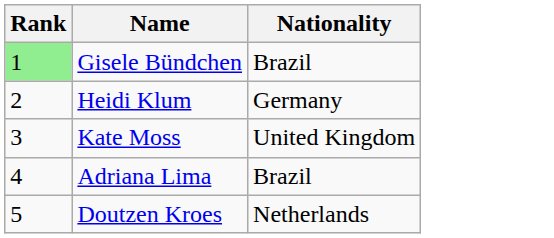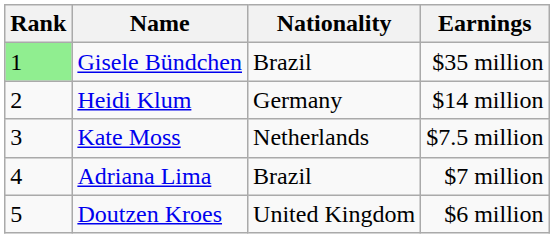+ column: (485, 23)
(334, 137) United Kingdom -> (311, 137) Netherlands
(311, 213) Netherlands -> (334, 213) United Kingdom
